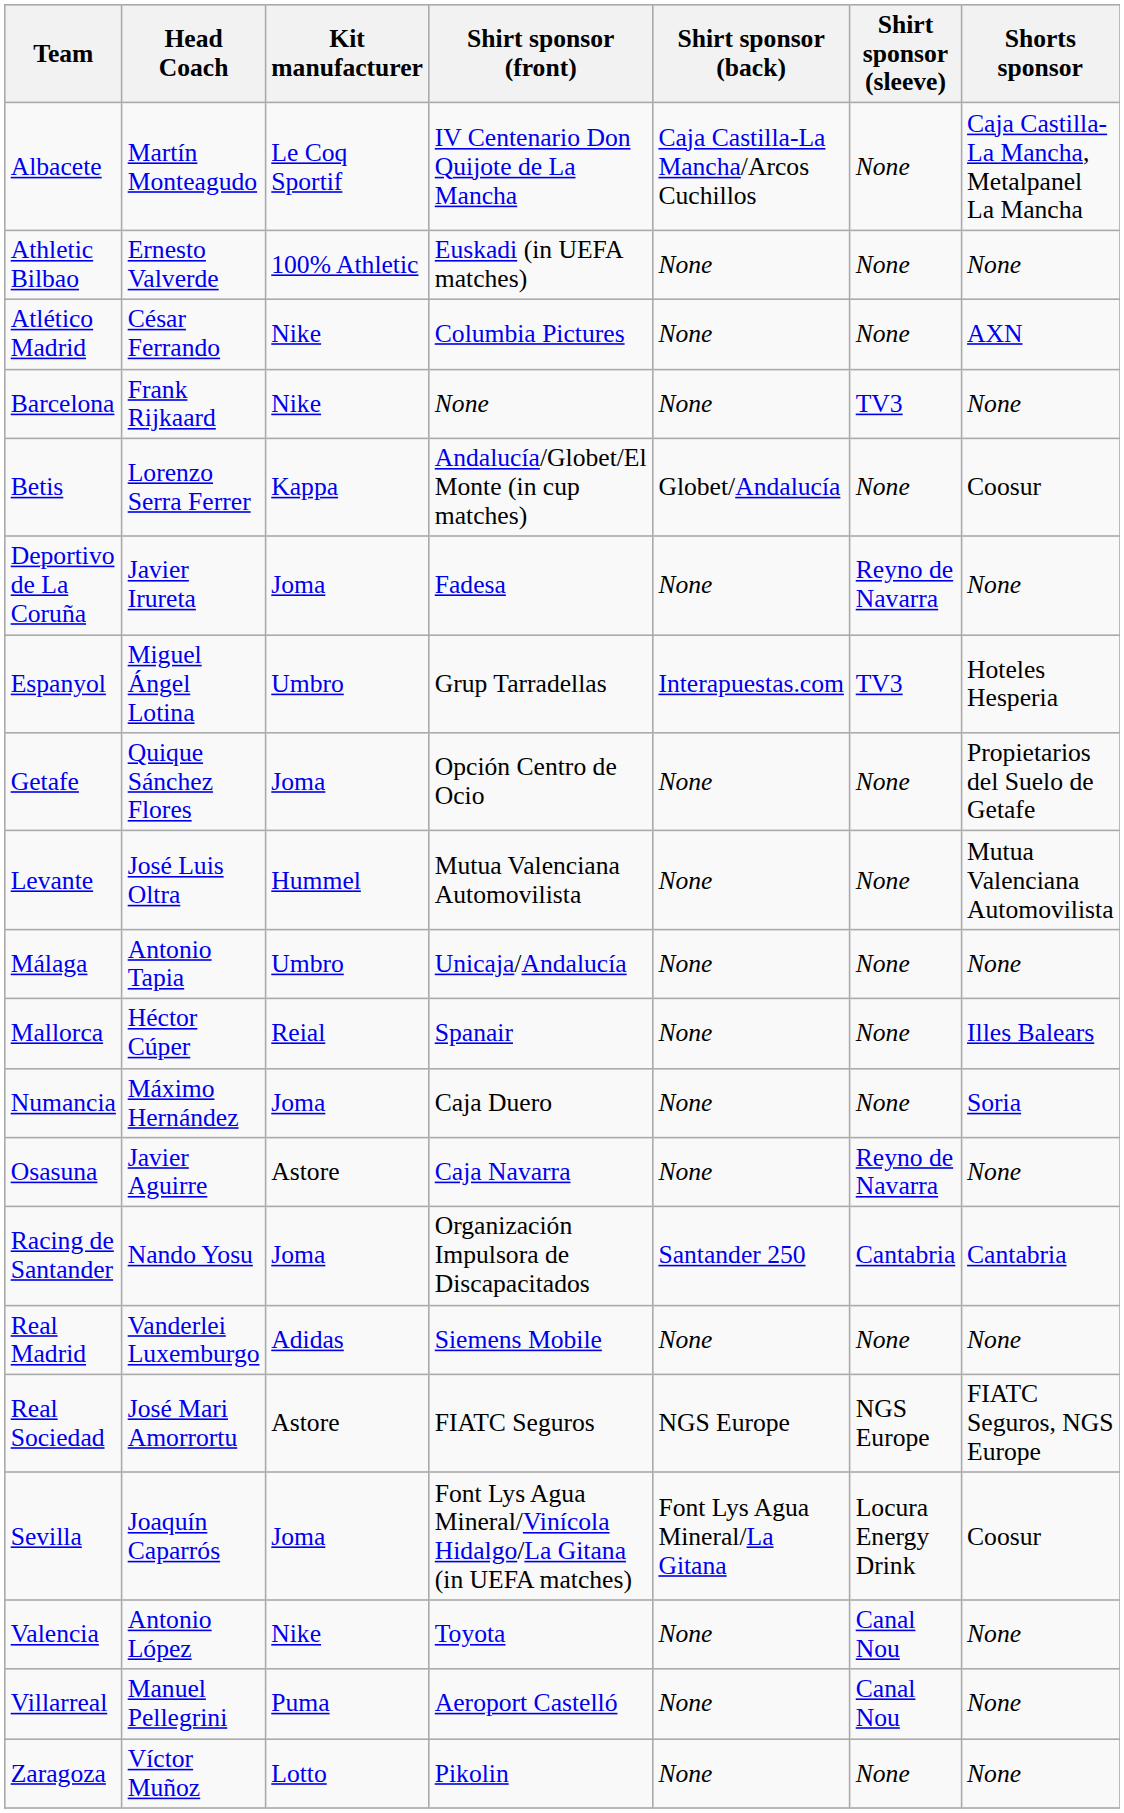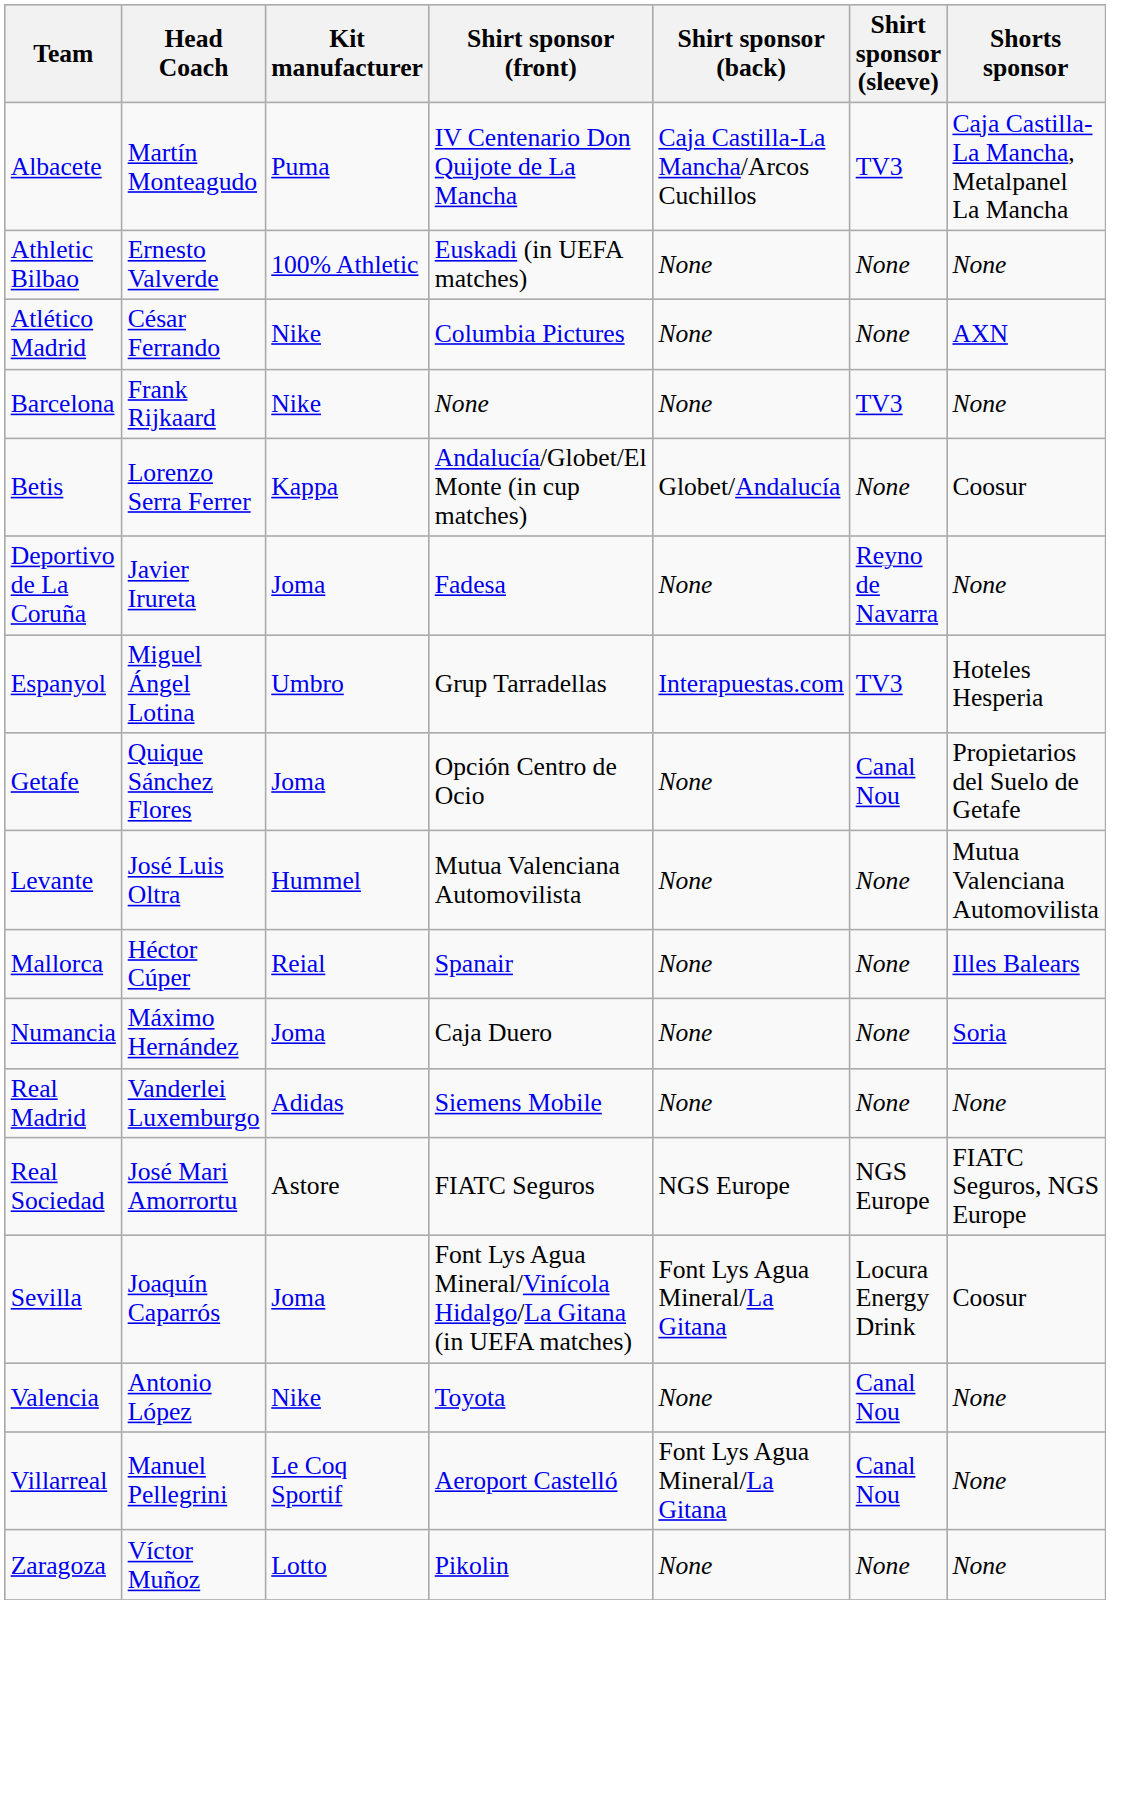(309, 166) Le Coq Sportif -> (300, 166) Puma
(883, 166) None -> (879, 166) TV3
(883, 781) None -> (886, 781) Canal Nou
- row: (49, 963)
- row: (54, 1171)
- row: (62, 1255)
(300, 1703) Puma -> (309, 1480) Le Coq Sportif
(685, 1703) None -> (734, 1480) Font Lys Agua Mineral/La Gitana
